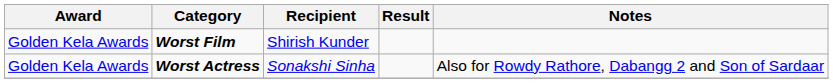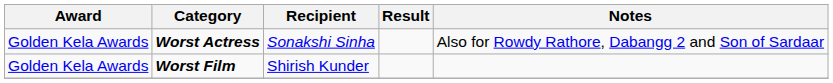rows swapped: (208, 66) <-> (196, 41)
